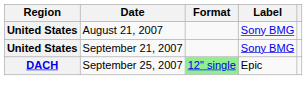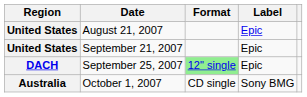(268, 30) Sony BMG -> (252, 30) Epic
(268, 48) Sony BMG -> (252, 48) Epic
+ row: (122, 83)
